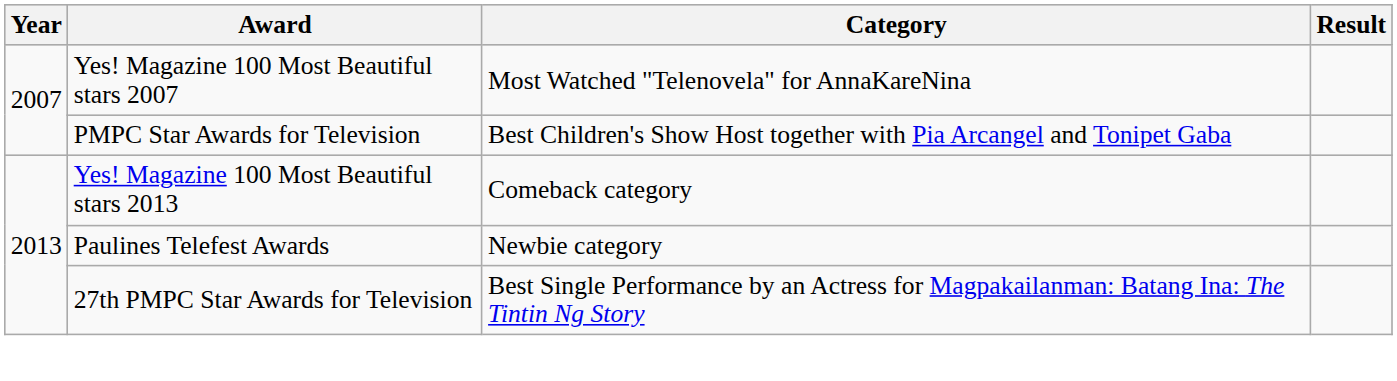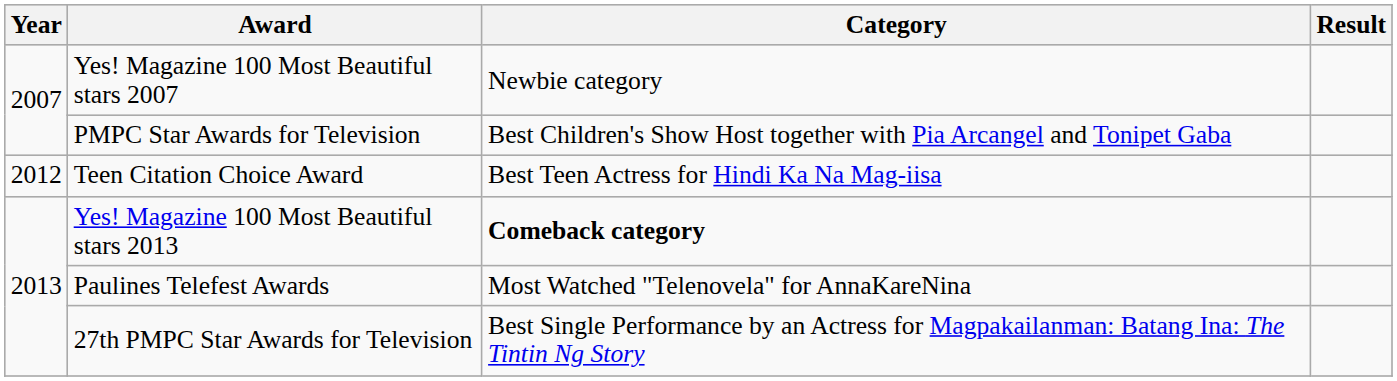(730, 79) Most Watched "Telenovela" for AnnaKareNina -> (575, 79) Newbie category
+ row: (218, 175)
(590, 189) normal -> (597, 230) bold
(575, 244) Newbie category -> (730, 285) Most Watched "Telenovela" for AnnaKareNina
